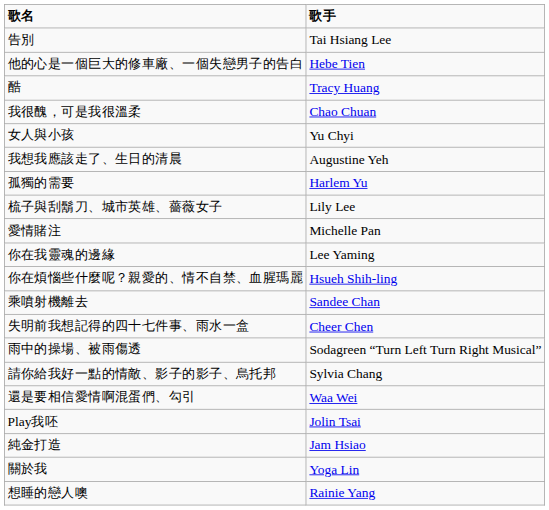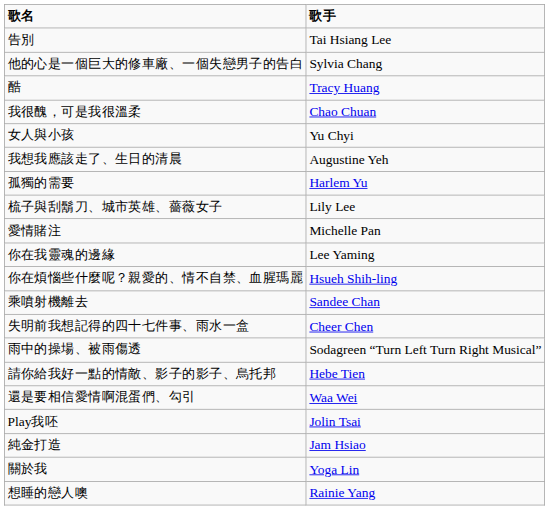(337, 64) Hebe Tien -> (346, 64) Sylvia Chang
(346, 373) Sylvia Chang -> (337, 373) Hebe Tien
